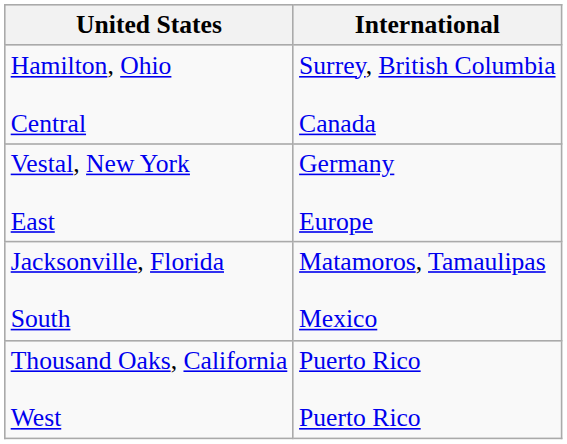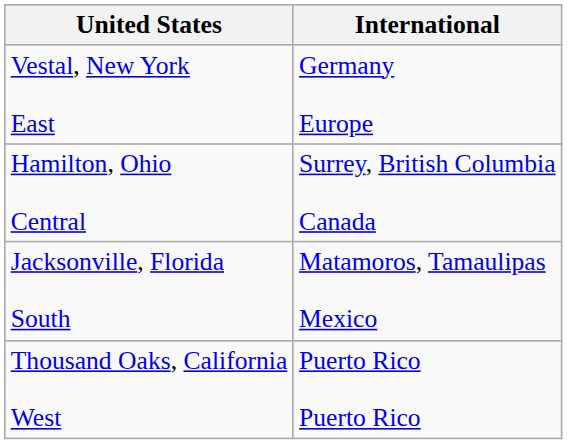rows swapped: (91, 94) <-> (100, 192)
